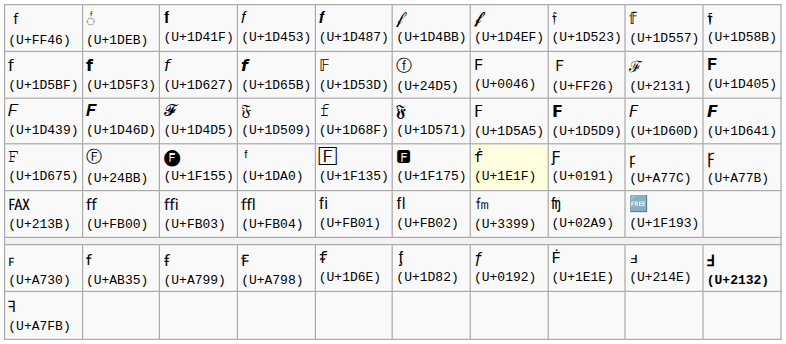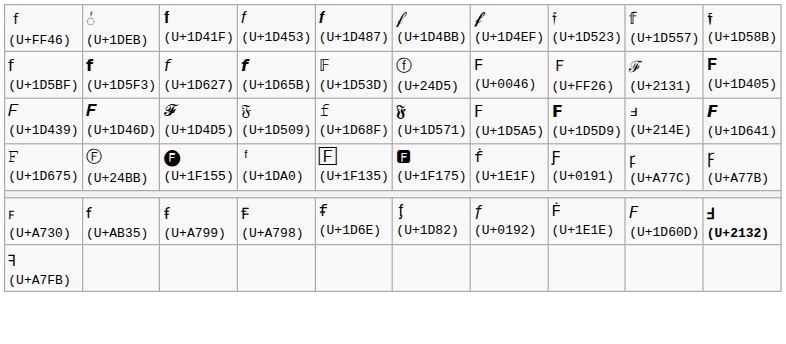(664, 121) 𝘍 (U+1D60D) -> (660, 120) ⅎ (U+214E)
(505, 166) lightyellow background -> (505, 166) no background
- row: (40, 215)
(660, 268) ⅎ (U+214E) -> (664, 221) 𝘍 (U+1D60D)
